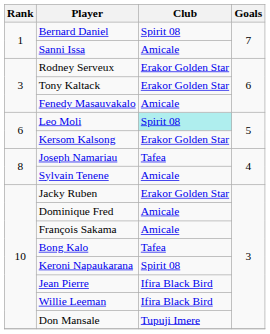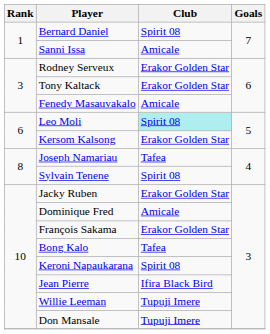(160, 175) Amicale -> (161, 175) Spirit 08
(160, 229) Amicale -> (185, 229) Erakor Golden Star
(177, 301) Ifira Black Bird -> (170, 301) Tupuji Imere
